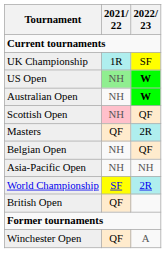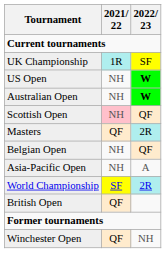(116, 78) lightgreen background -> (116, 78) no background
(146, 167) NH -> (146, 167) A
(146, 238) A -> (146, 238) NH
